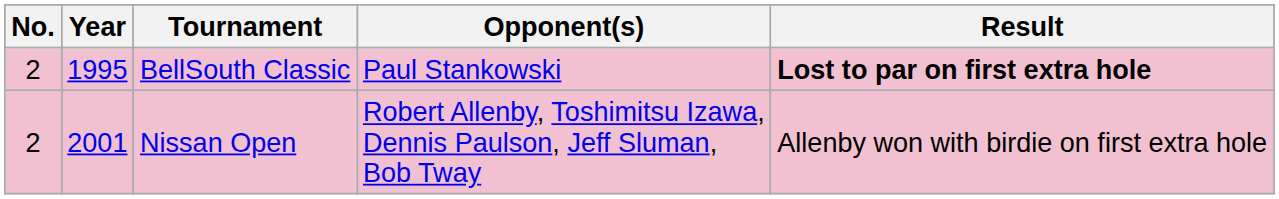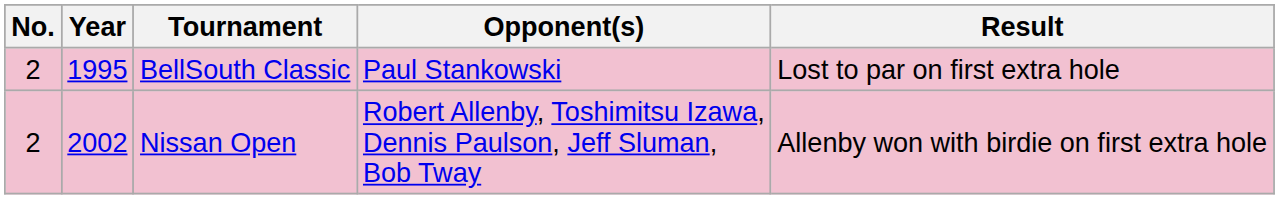(964, 69) bold -> (949, 69) normal
(97, 142) 2001 -> (97, 142) 2002
